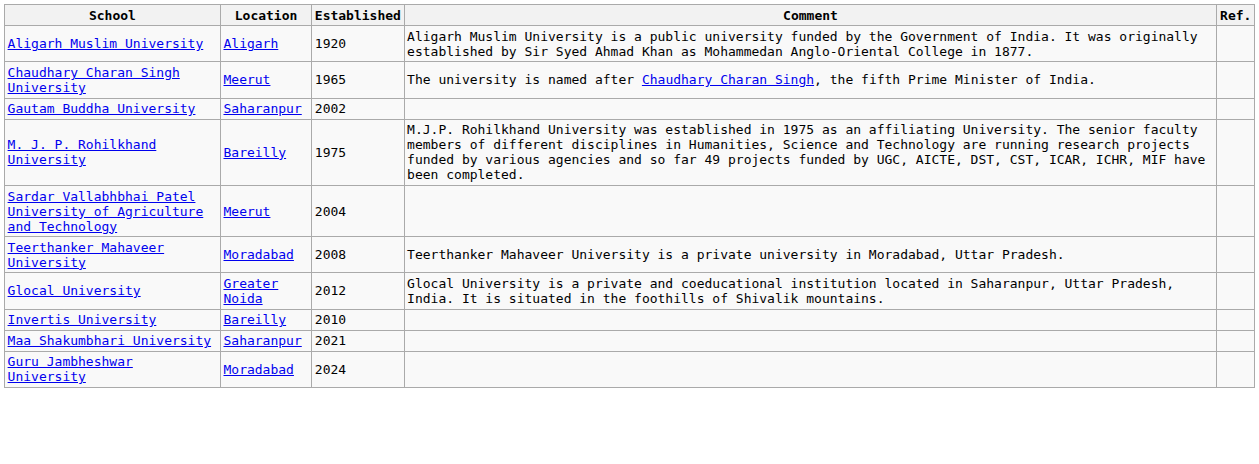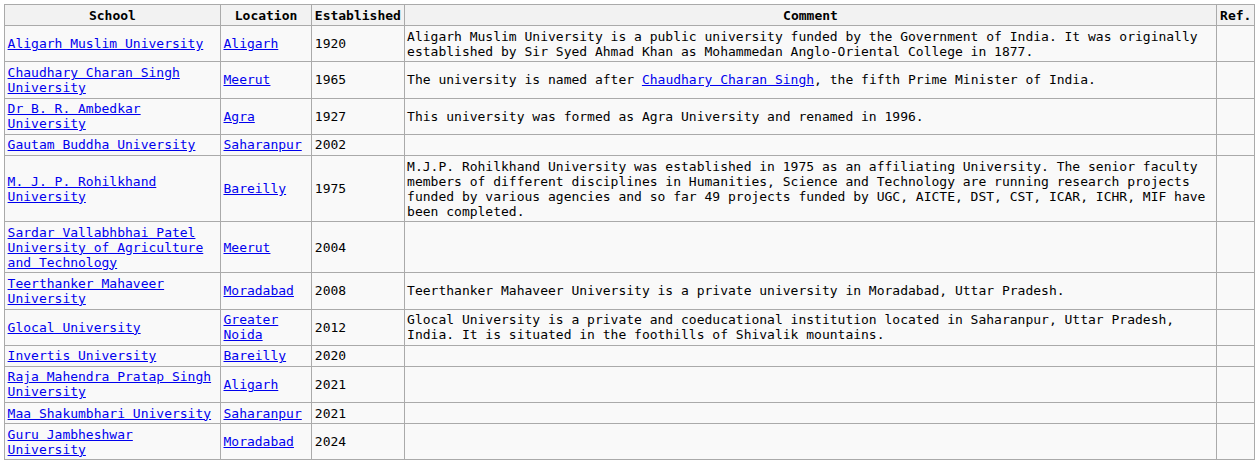+ row: (74, 116)
(330, 320) 2010 -> (330, 356) 2020
+ row: (109, 384)
